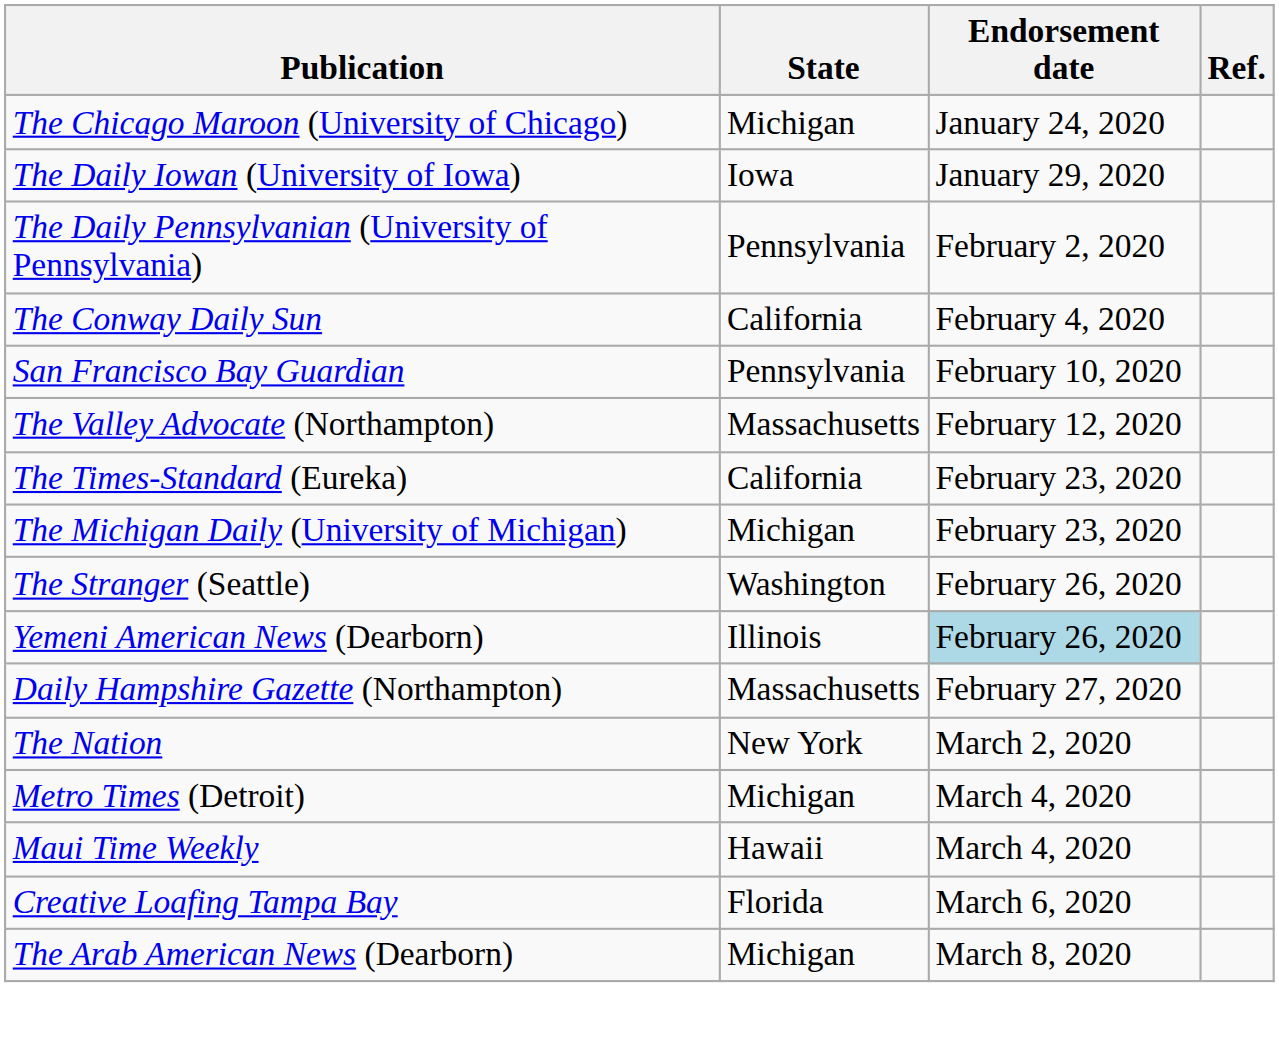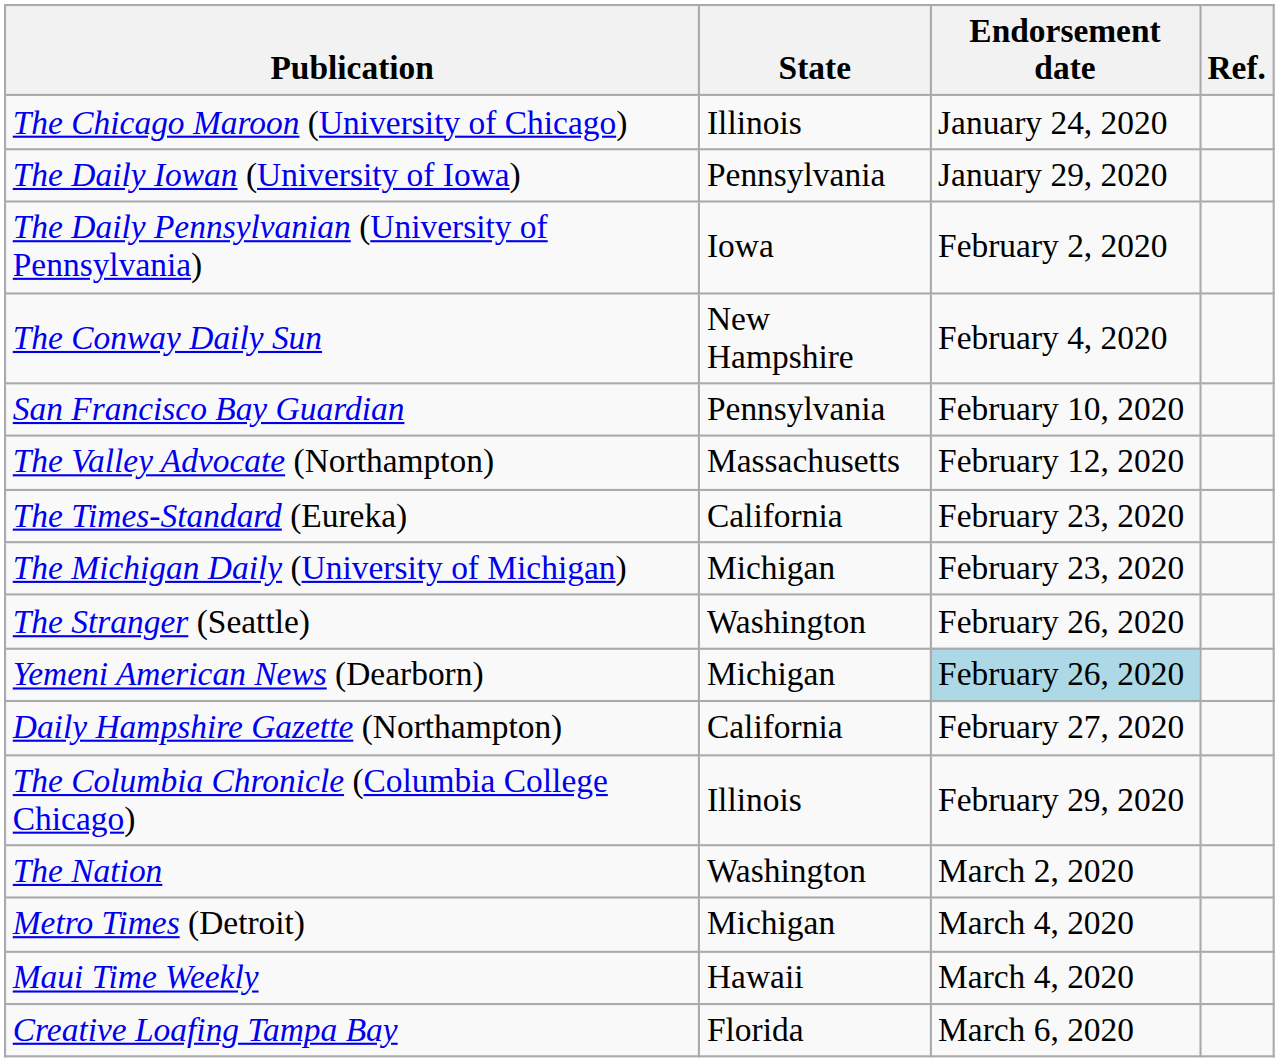(791, 121) Michigan -> (754, 121) Illinois
(760, 174) Iowa -> (796, 174) Pennsylvania
(816, 246) Pennsylvania -> (740, 246) Iowa
(795, 318) California -> (780, 337) New Hampshire
(774, 636) Illinois -> (771, 674) Michigan
(823, 689) Massachusetts -> (775, 727) California
+ row: (310, 799)
(795, 742) New York -> (786, 870) Washington
- row: (263, 954)
